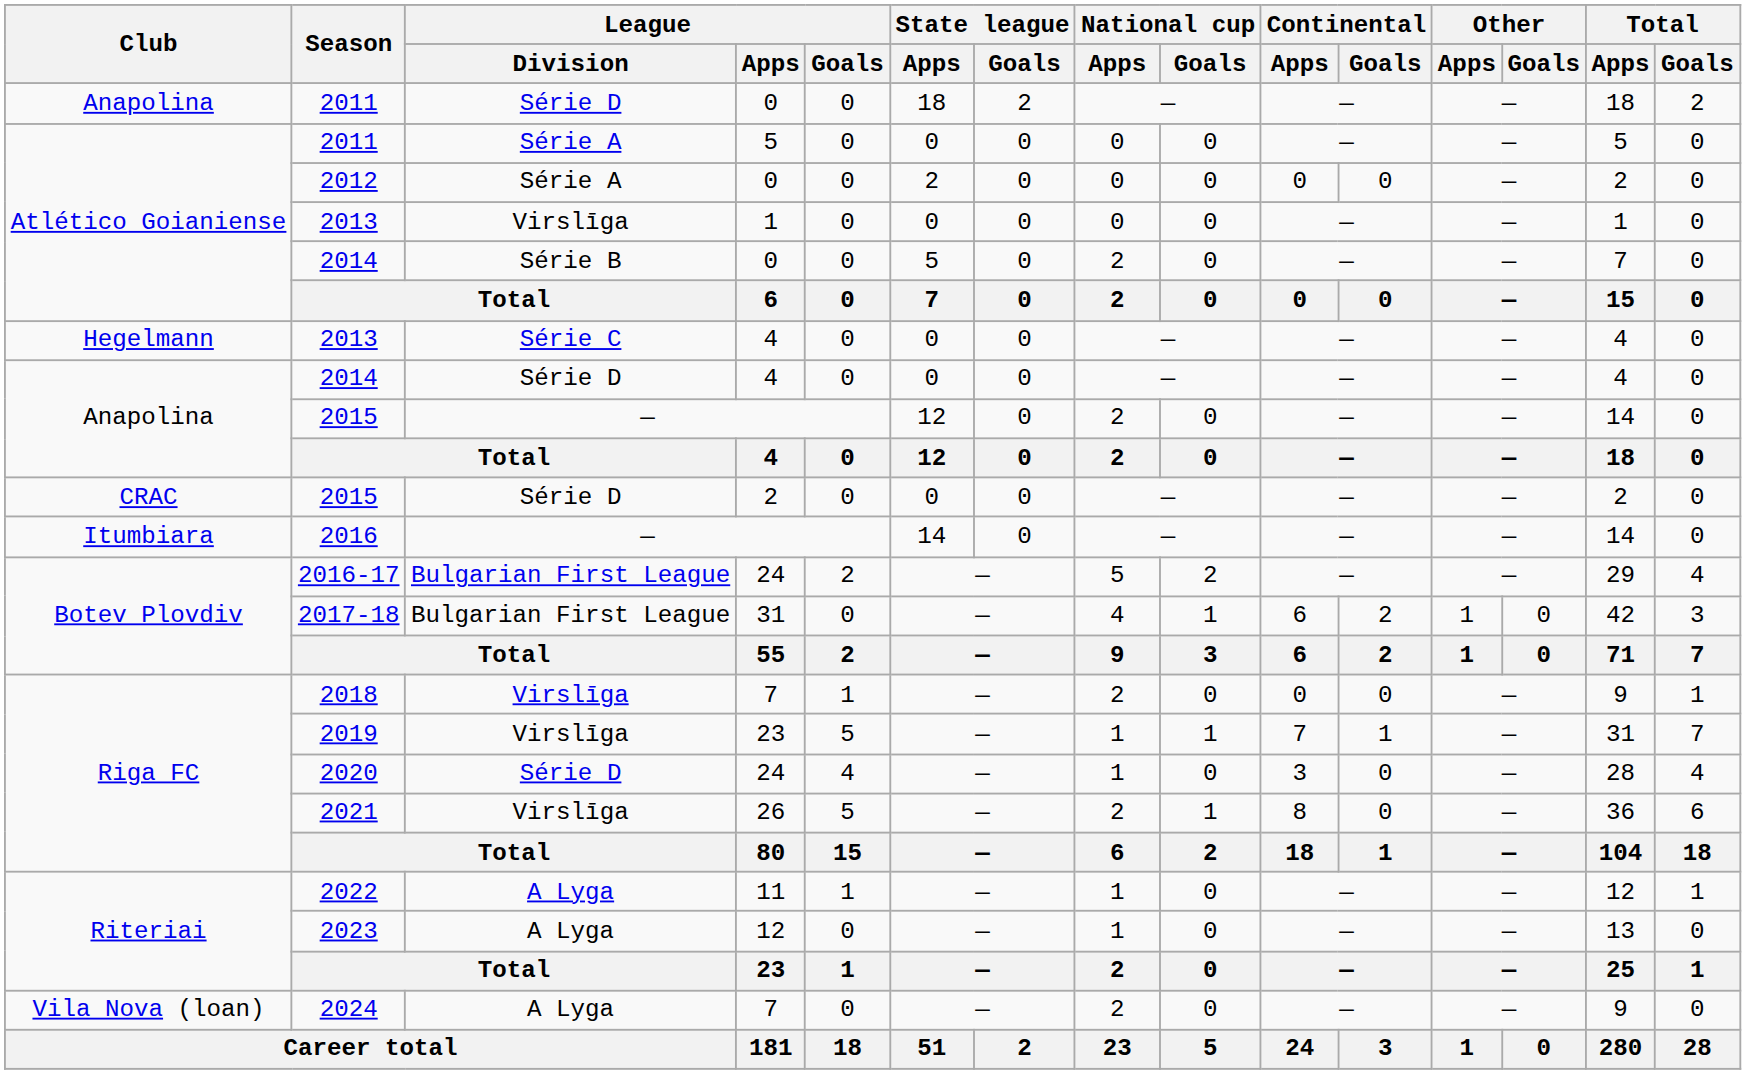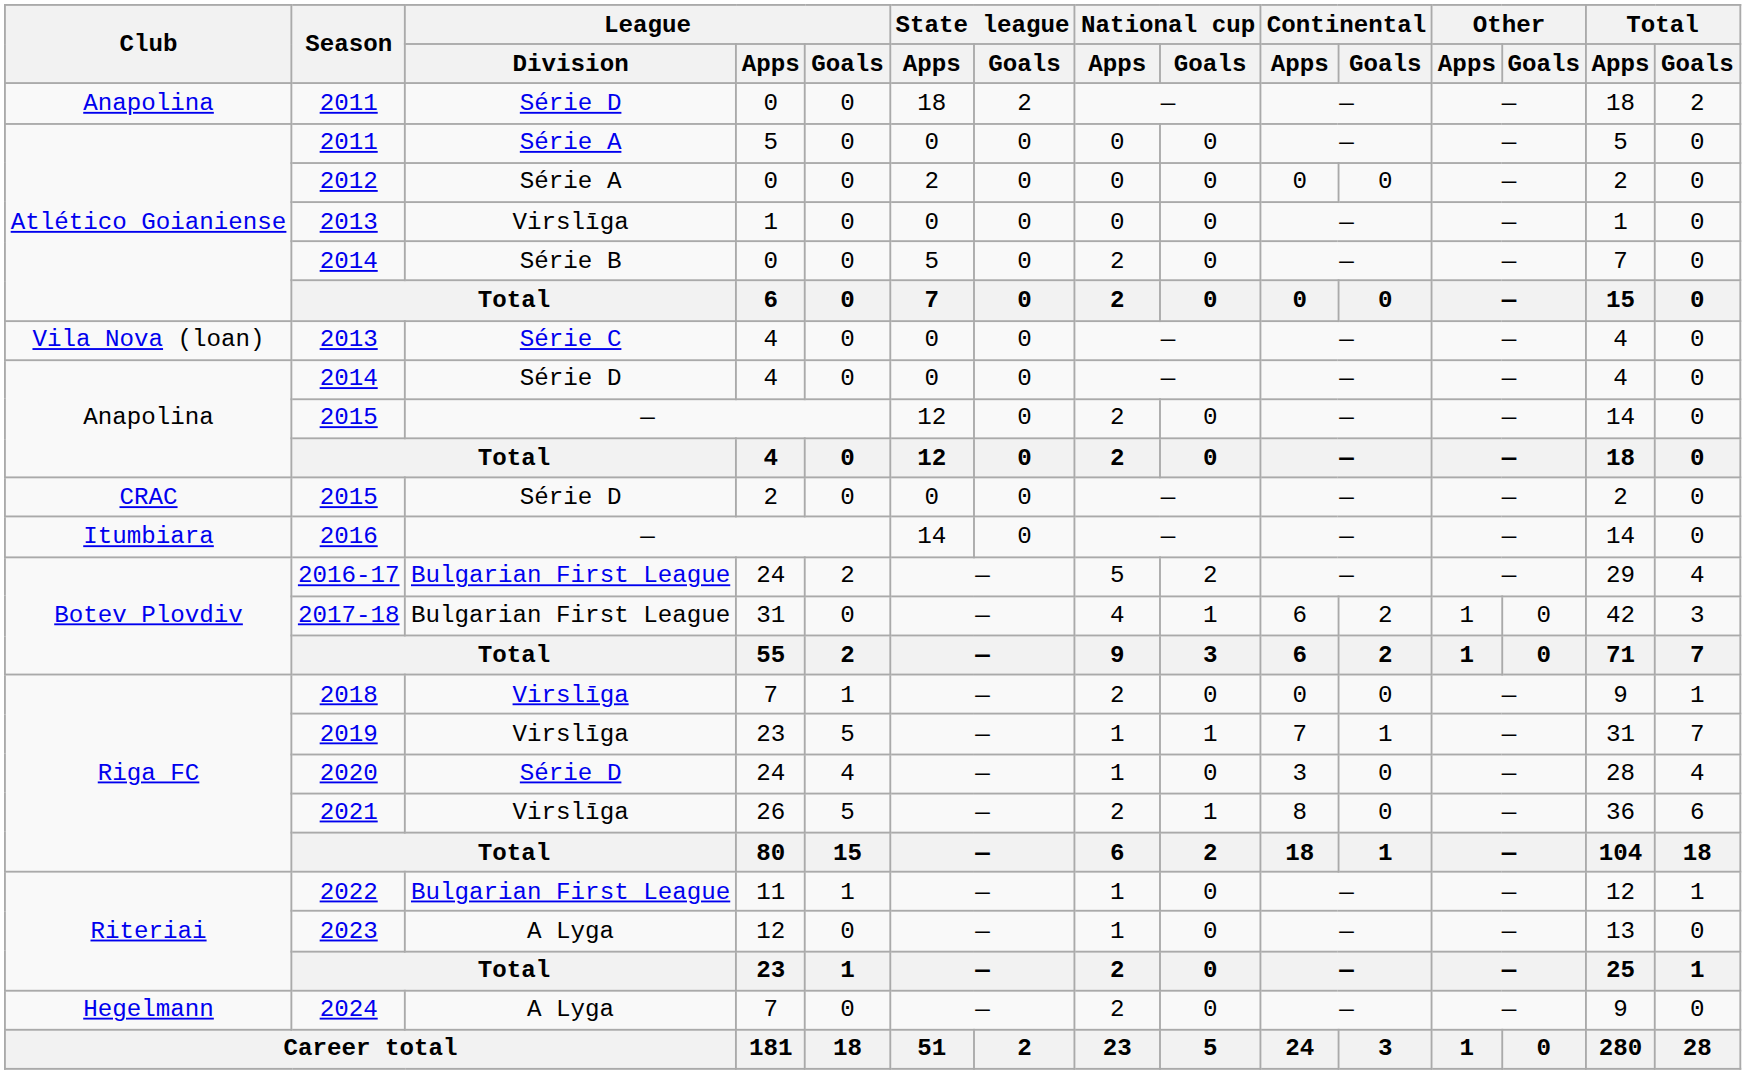(149, 340) Hegelmann -> (149, 340) Vila Nova (loan)
(571, 892) A Lyga -> (571, 892) Bulgarian First League
(149, 1010) Vila Nova (loan) -> (149, 1010) Hegelmann
